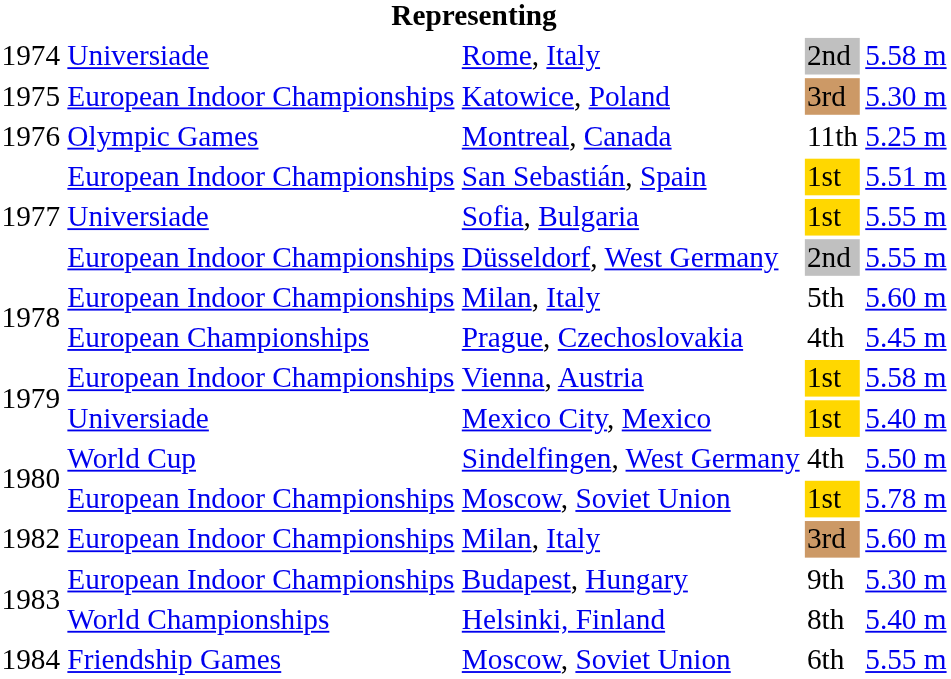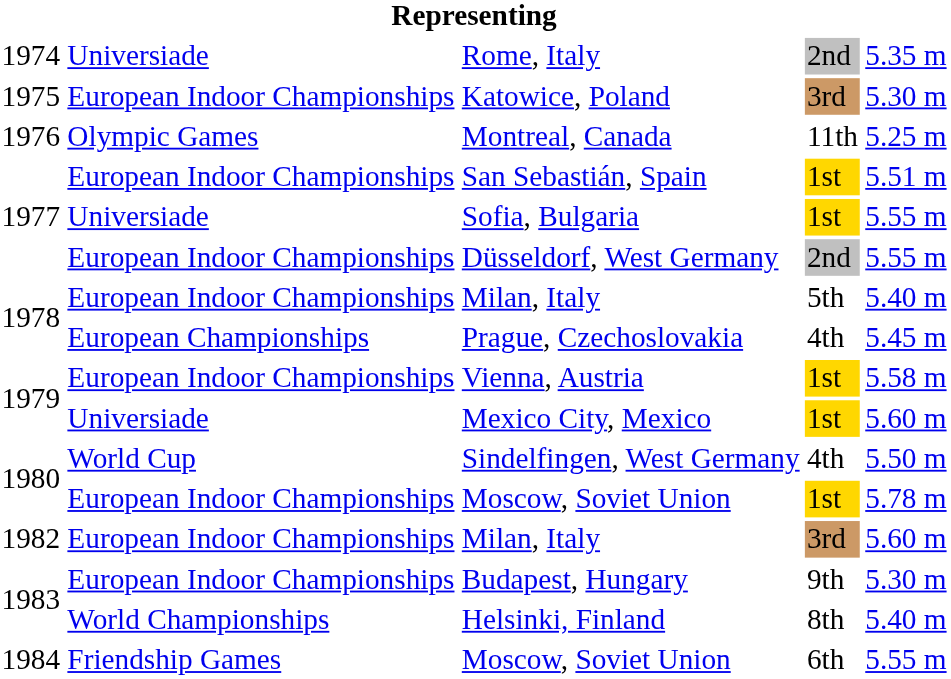(906, 55) 5.58 m -> (906, 55) 5.35 m
(906, 297) 5.60 m -> (906, 297) 5.40 m
(906, 418) 5.40 m -> (906, 418) 5.60 m
